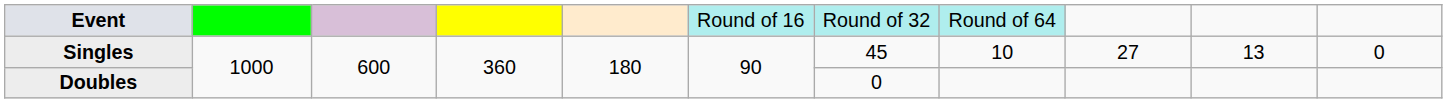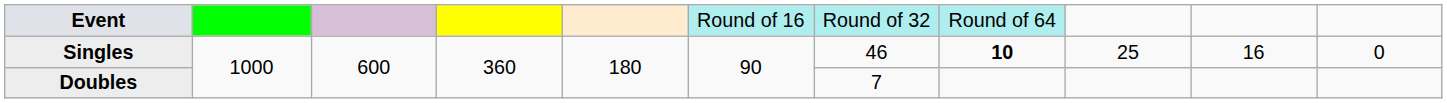(877, 52) 45 -> (877, 52) 46
(1002, 52) normal -> (1002, 52) bold
(1128, 52) 27 -> (1128, 52) 25
(1254, 52) 13 -> (1254, 52) 16
(877, 83) 0 -> (877, 83) 7
